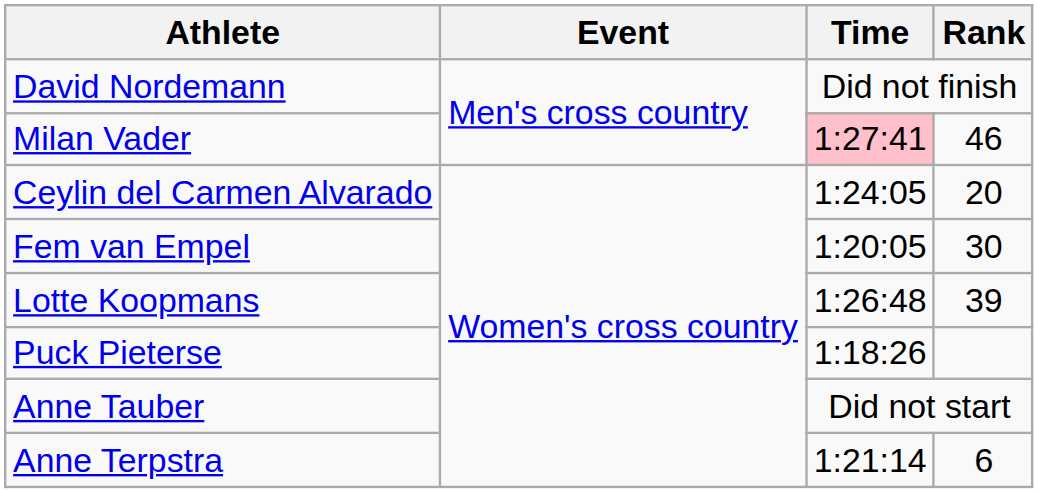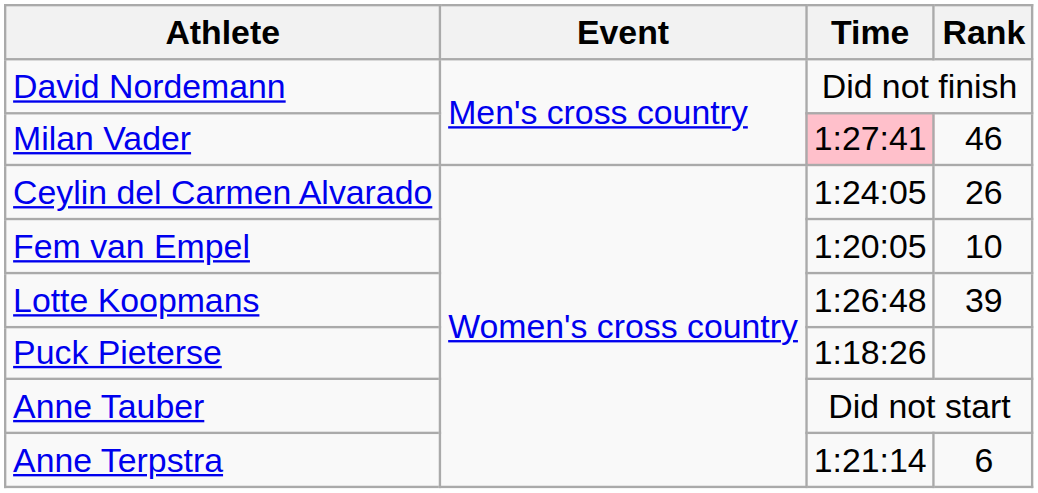(984, 193) 20 -> (984, 193) 26
(984, 246) 30 -> (984, 246) 10
